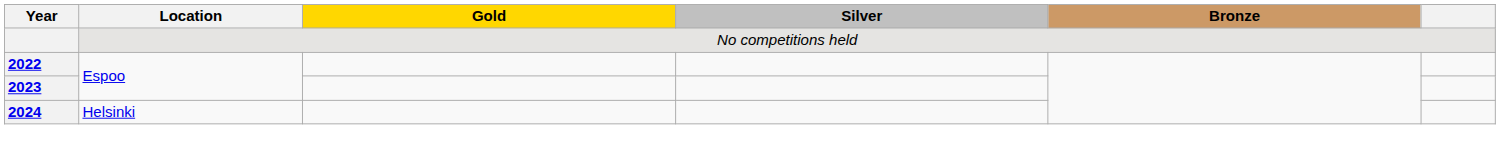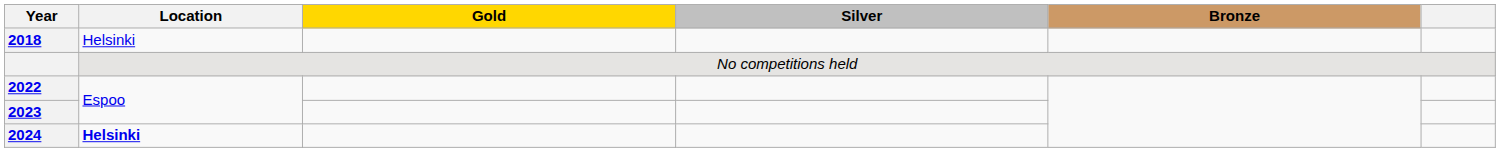+ row: (25, 40)
(109, 111) normal -> (111, 135) bold
